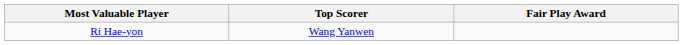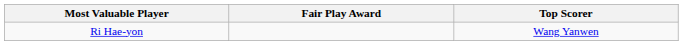columns swapped: (341, 13) <-> (566, 13)
